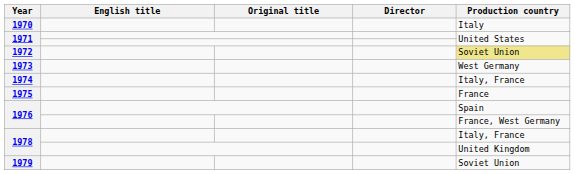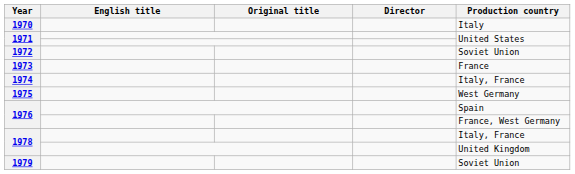(489, 53) khaki background -> (489, 53) no background
(489, 66) West Germany -> (474, 66) France
(474, 94) France -> (489, 94) West Germany
